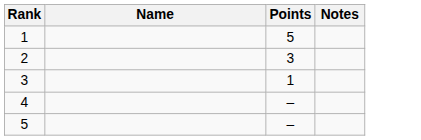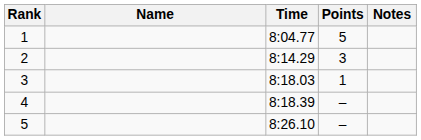+ column: (292, 15)
